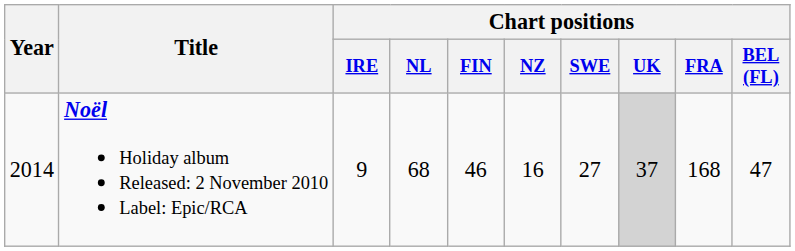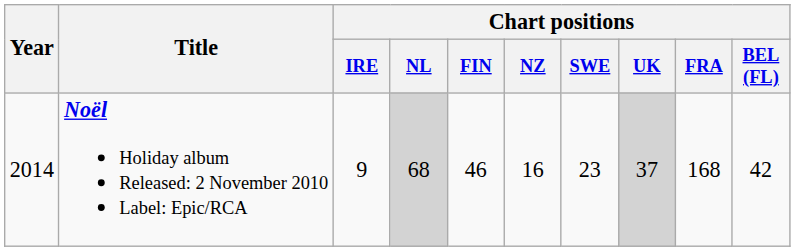(419, 169) no background -> (419, 169) lightgrey background
(590, 169) 27 -> (590, 169) 23
(761, 169) 47 -> (761, 169) 42
